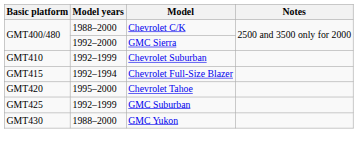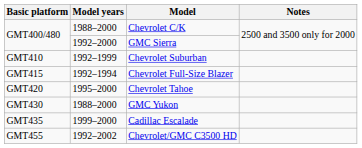- row: (159, 105)
+ row: (163, 120)
+ row: (183, 136)
